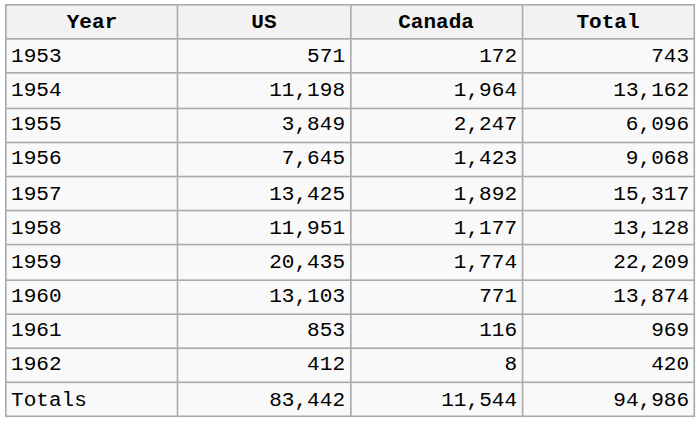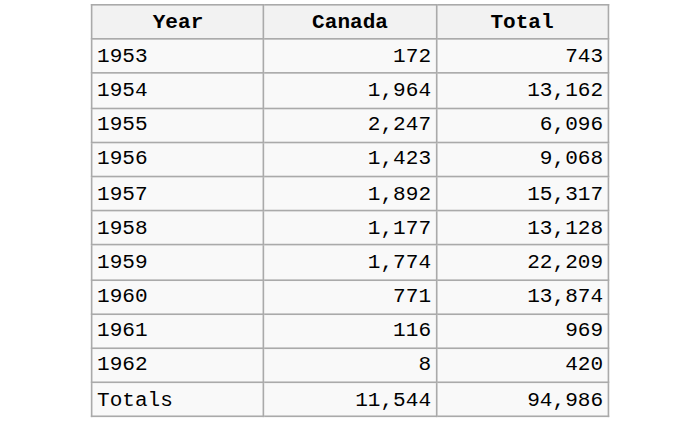- column: (264, 22)
